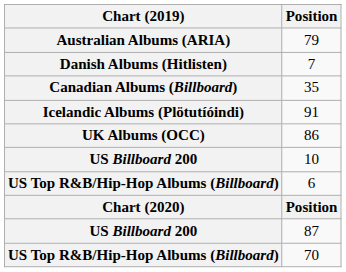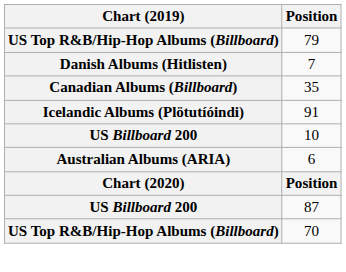(143, 40) Australian Albums (ARIA) -> (143, 40) US Top R&B/Hip-Hop Albums (Billboard)
- row: (312, 135)
(143, 183) US Top R&B/Hip-Hop Albums (Billboard) -> (143, 159) Australian Albums (ARIA)
